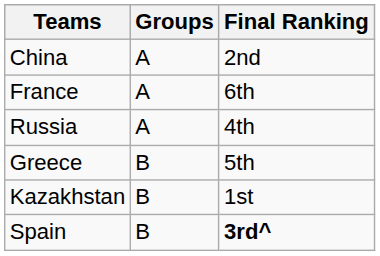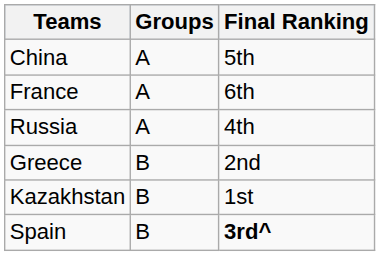(242, 57) 2nd -> (239, 57) 5th
(239, 162) 5th -> (242, 162) 2nd
